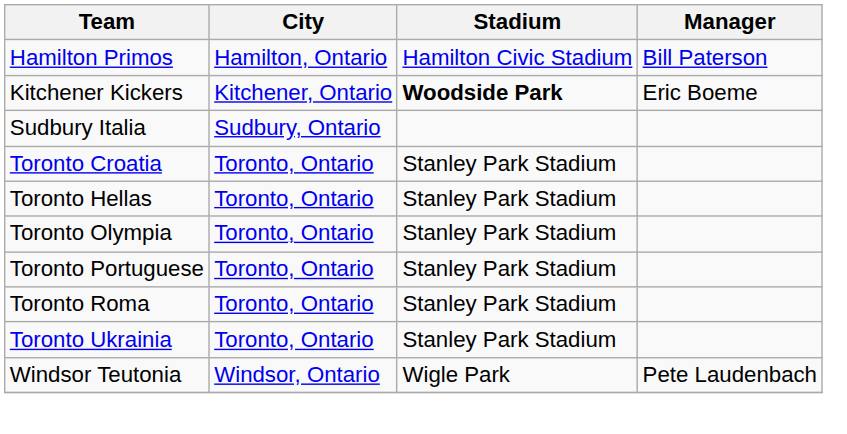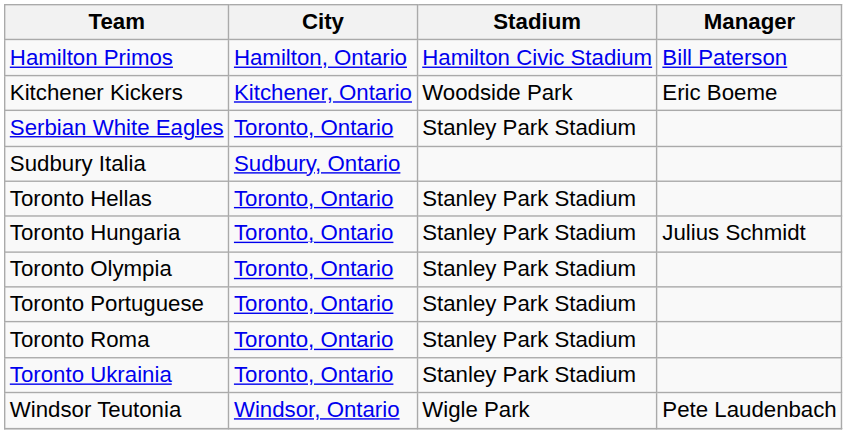(483, 92) bold -> (497, 92) normal
+ row: (117, 127)
- row: (86, 163)
+ row: (95, 233)
